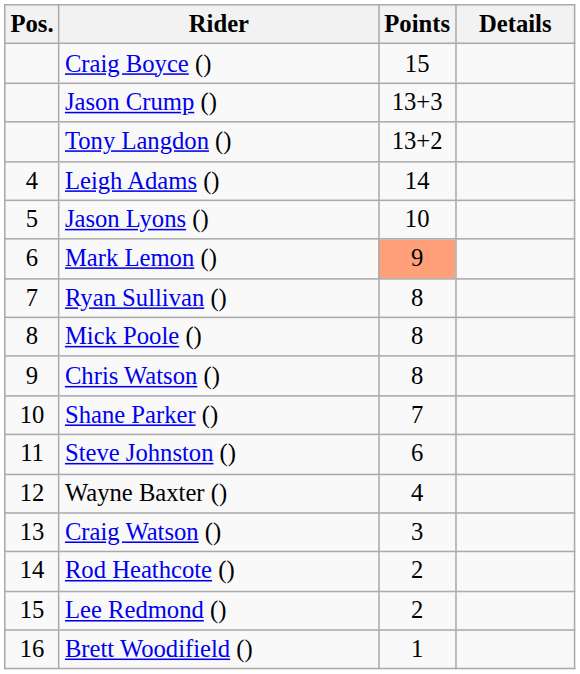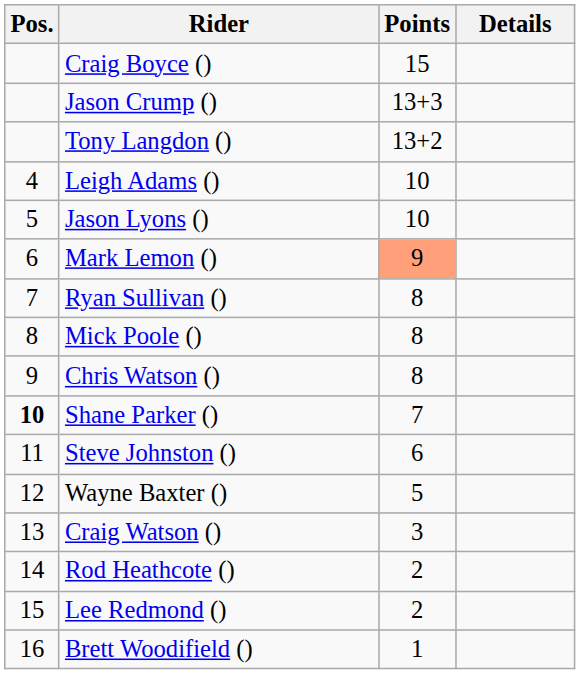(417, 180) 14 -> (417, 180) 10
(32, 414) normal -> (32, 414) bold
(417, 492) 4 -> (417, 492) 5
